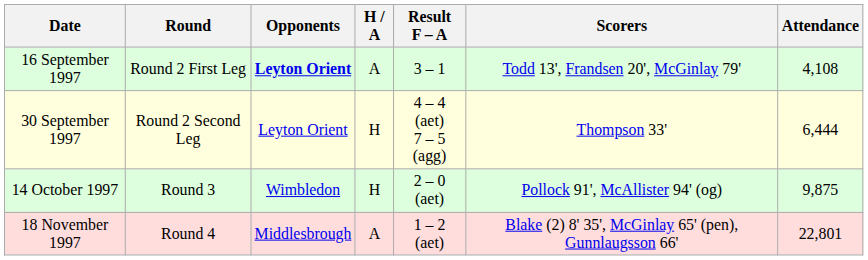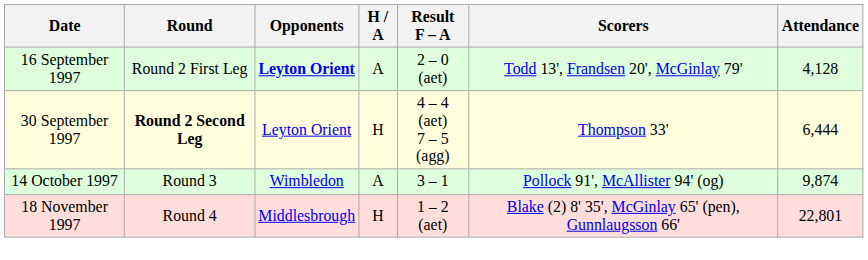(430, 68) 3 – 1 -> (433, 68) 2 – 0 (aet)
(820, 68) 4,108 -> (820, 68) 4,128
(188, 129) normal -> (190, 129) bold
(374, 190) H -> (378, 181) A
(430, 190) 2 – 0 (aet) -> (433, 181) 3 – 1
(820, 190) 9,875 -> (820, 181) 9,874
(374, 233) A -> (378, 215) H
